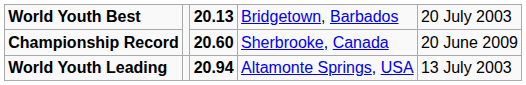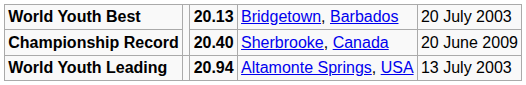(214, 42) 20.60 -> (214, 42) 20.40
